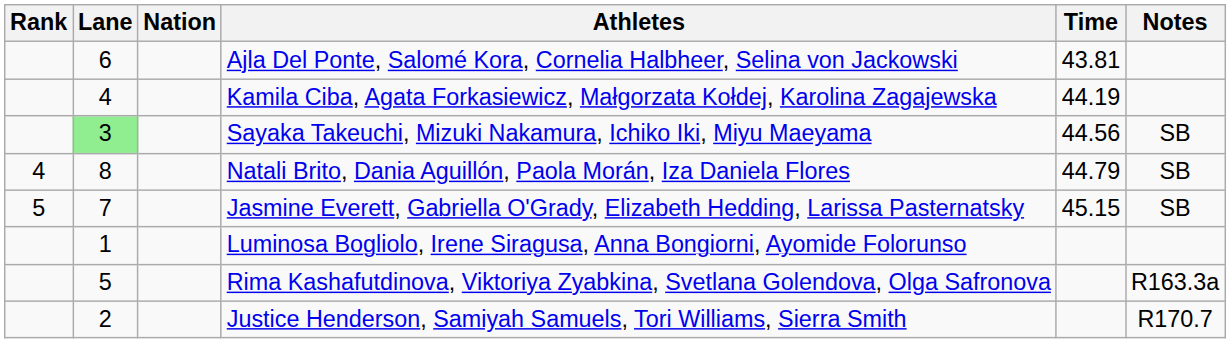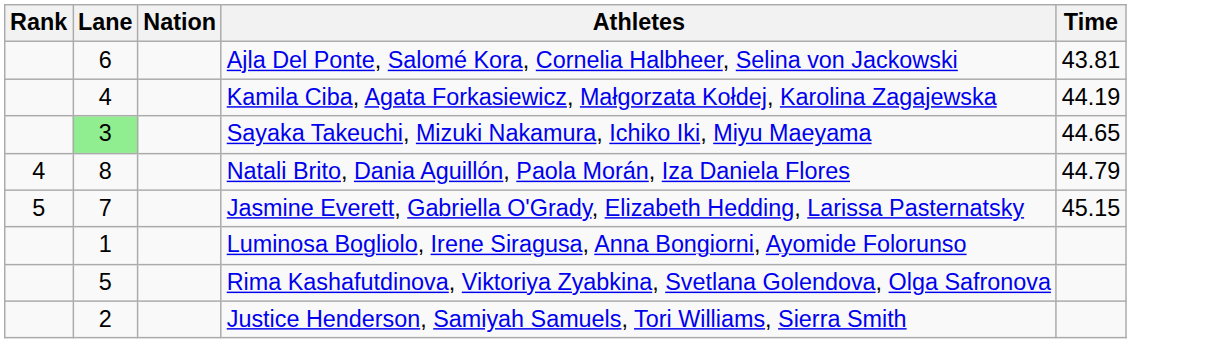- column: (1175, 23)
(1091, 134) 44.56 -> (1091, 134) 44.65
